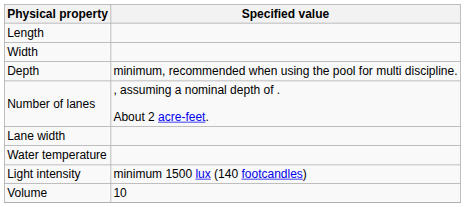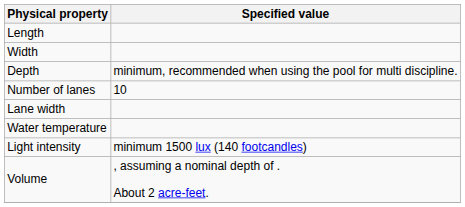(197, 103) , assuming a nominal depth of . About 2 acre-feet. -> (120, 90) 10
(120, 193) 10 -> (197, 179) , assuming a nominal depth of . About 2 acre-feet.
